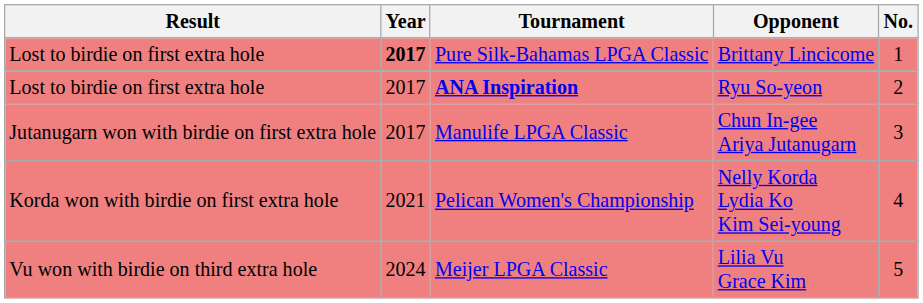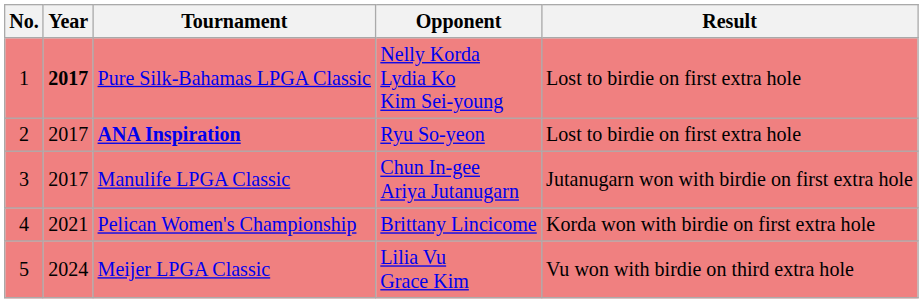columns swapped: (898, 21) <-> (193, 21)
(796, 54) Brittany Lincicome -> (442, 78) Nelly Korda Lydia Ko Kim Sei-young
(779, 201) Nelly Korda Lydia Ko Kim Sei-young -> (459, 224) Brittany Lincicome
